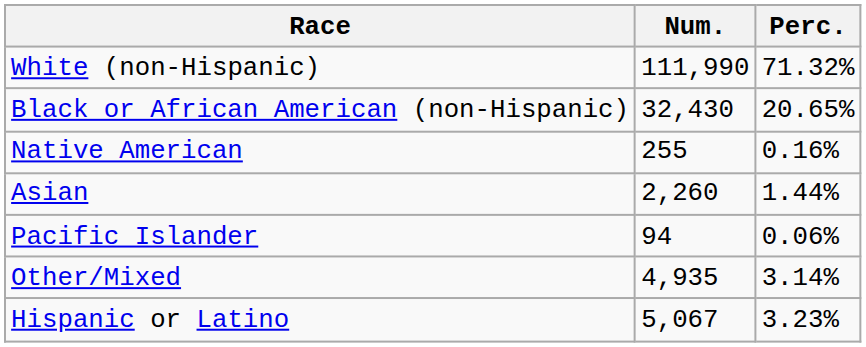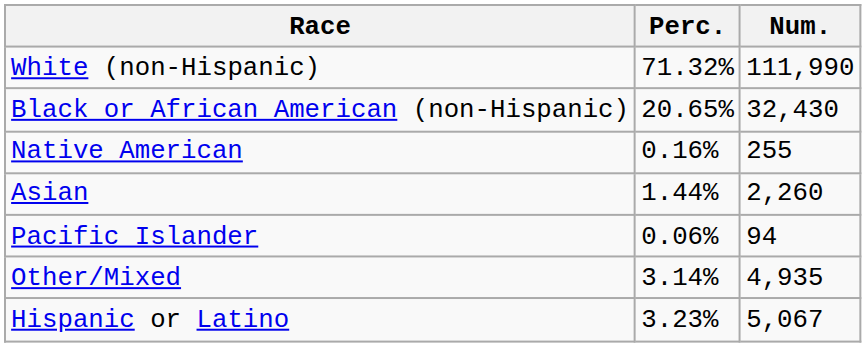columns swapped: (695, 26) <-> (808, 26)
